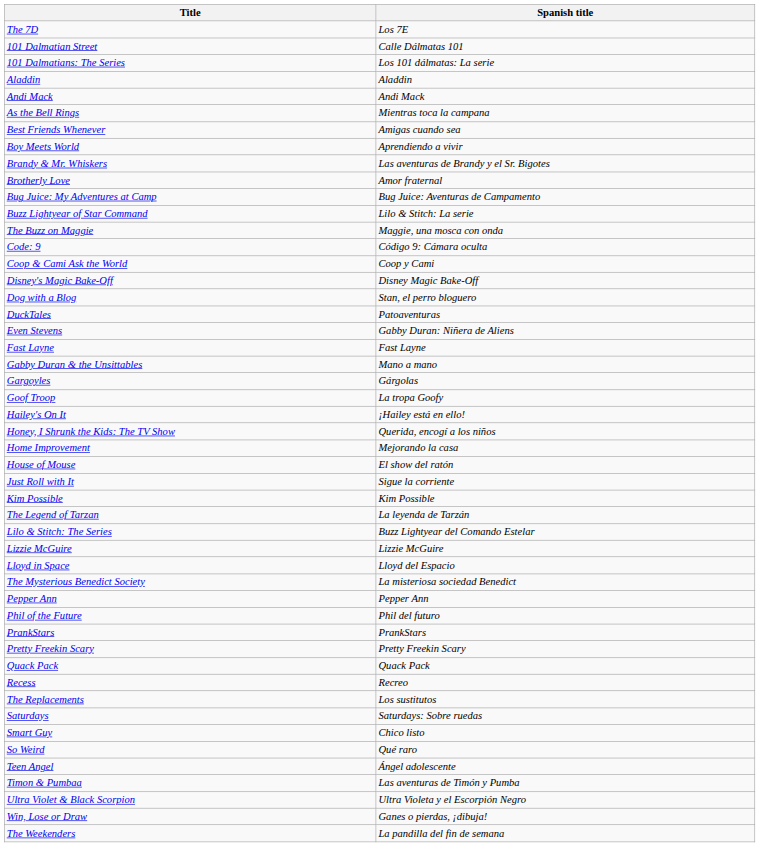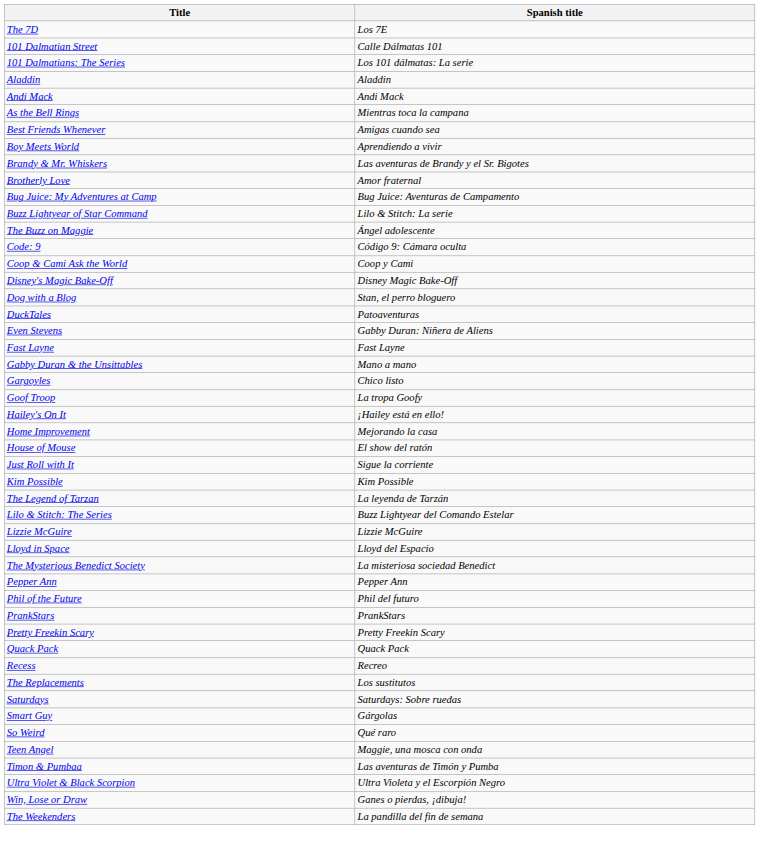(441, 230) Maggie, una mosca con onda -> (396, 230) Ángel adolescente
(398, 381) Gárgolas -> (381, 381) Chico listo
- row: (91, 431)
(402, 733) Chico listo -> (377, 716) Gárgolas
(417, 766) Ángel adolescente -> (420, 749) Maggie, una mosca con onda
